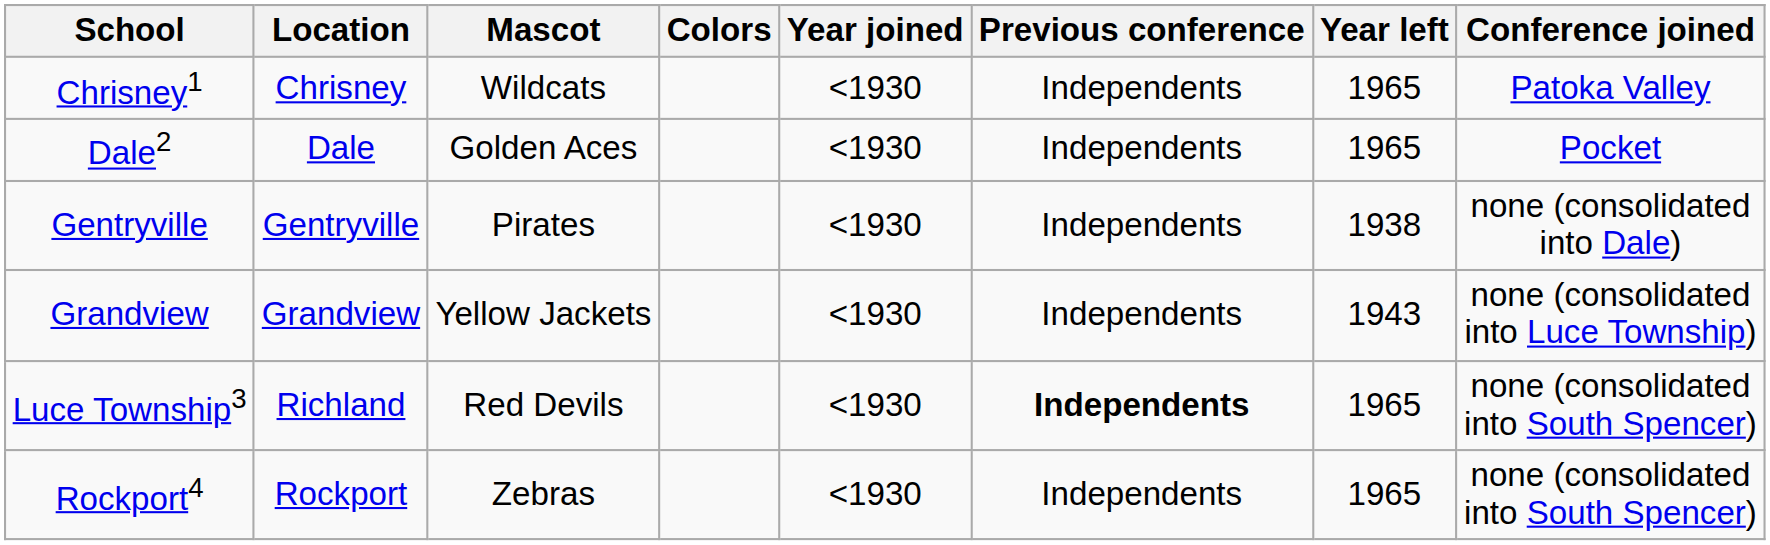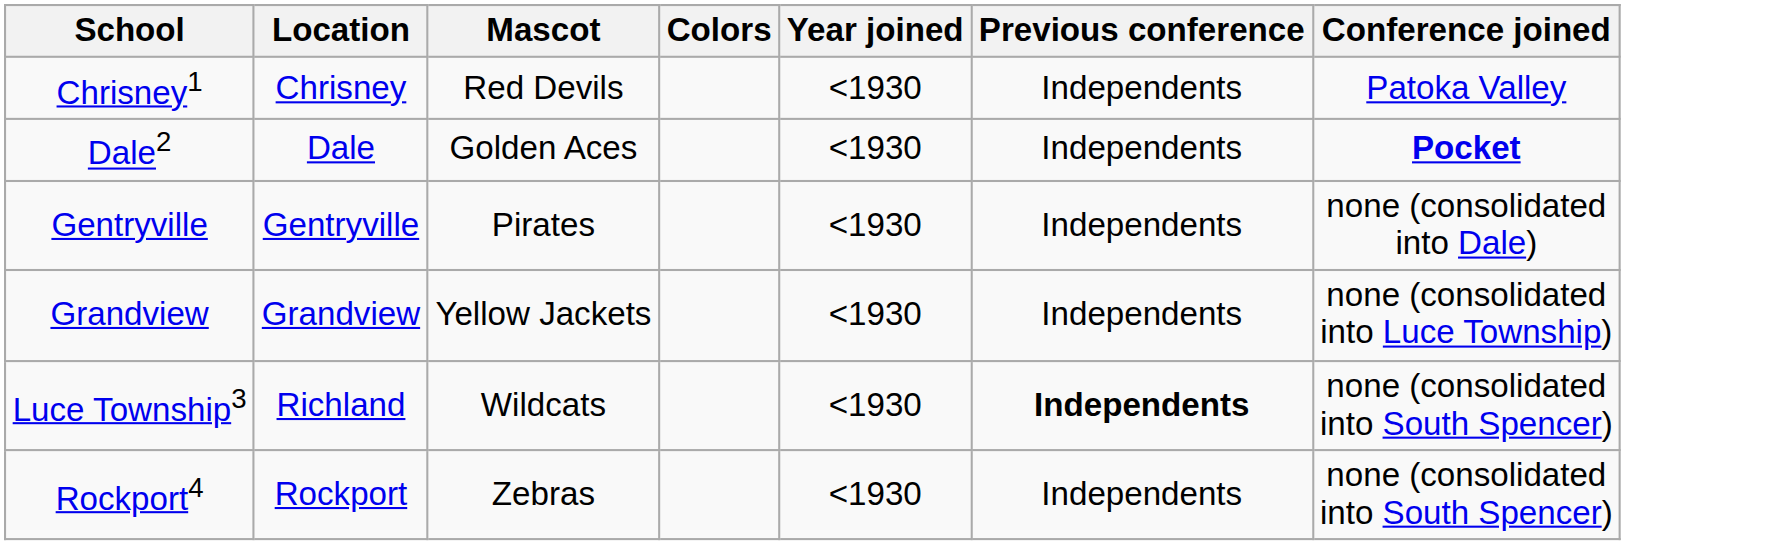- column: (1384, 30)
(543, 87) Wildcats -> (543, 87) Red Devils
(1610, 149) normal -> (1466, 149) bold
(543, 404) Red Devils -> (543, 404) Wildcats
